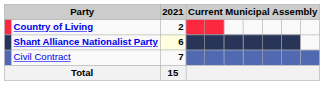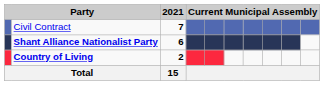rows swapped: (42, 57) <-> (53, 27)
(181, 42) lightyellow background -> (181, 42) no background
